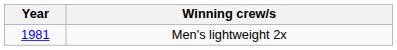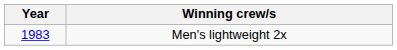(35, 34) 1981 -> (35, 34) 1983
